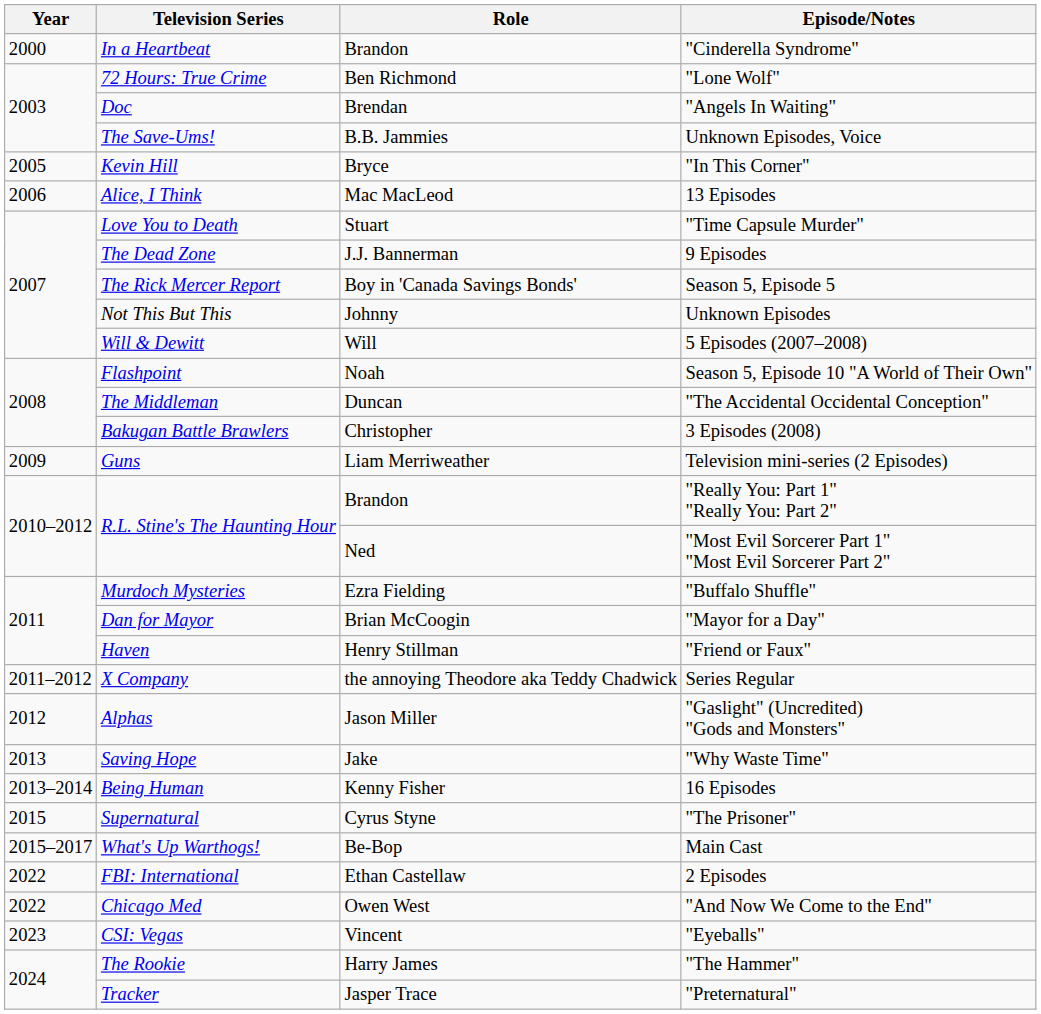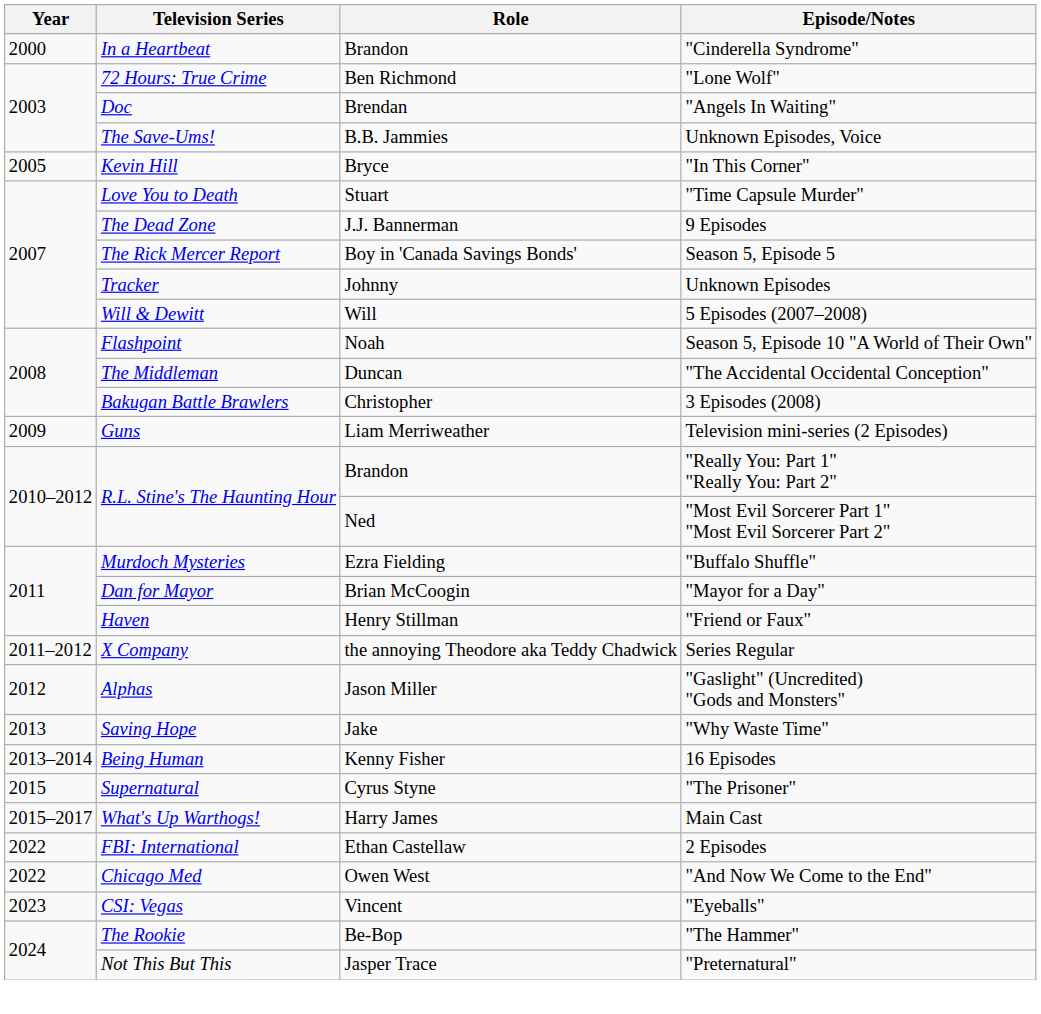- row: (731, 195)
(166, 313) Not This But This -> (130, 284) Tracker
(373, 847) Be-Bop -> (391, 817) Harry James
(391, 964) Harry James -> (373, 935) Be-Bop
(130, 994) Tracker -> (166, 964) Not This But This
